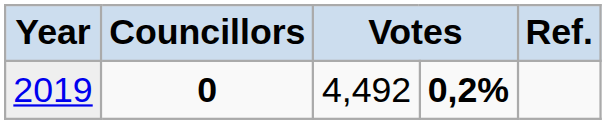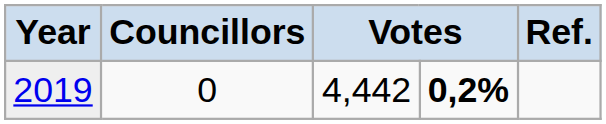(207, 89) bold -> (207, 89) normal
(367, 89) 4,492 -> (367, 89) 4,442
